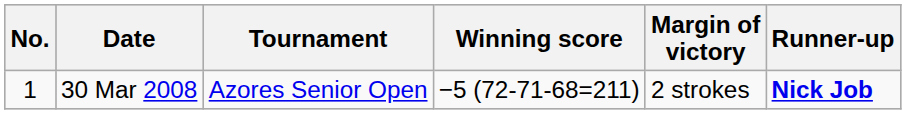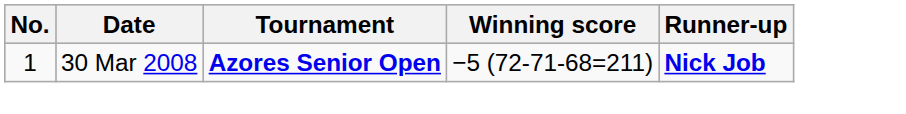- column: (706, 38)
(318, 90) normal -> (325, 63) bold
